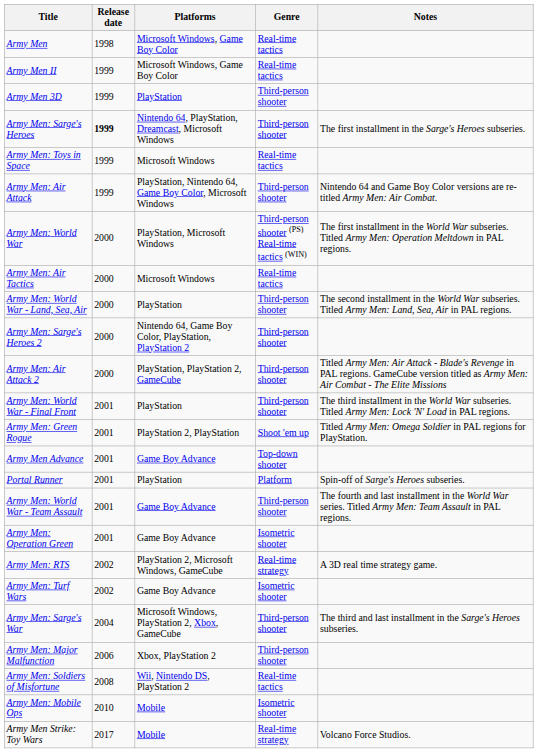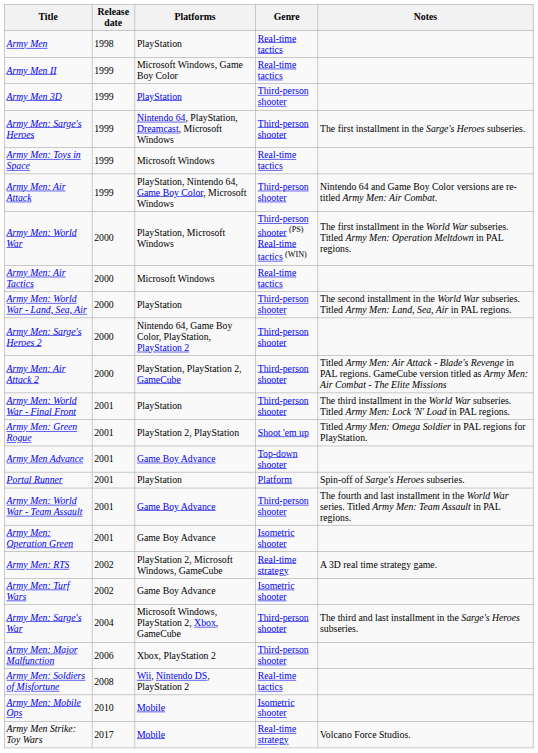(190, 44) Microsoft Windows, Game Boy Color -> (159, 44) PlayStation
(104, 129) bold -> (104, 129) normal
